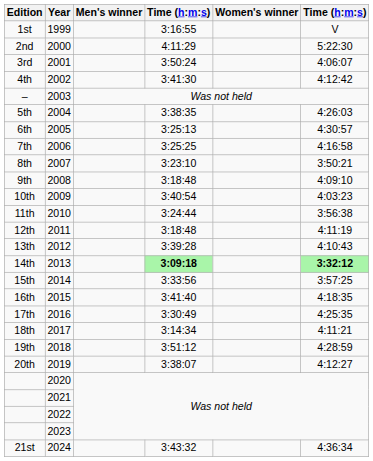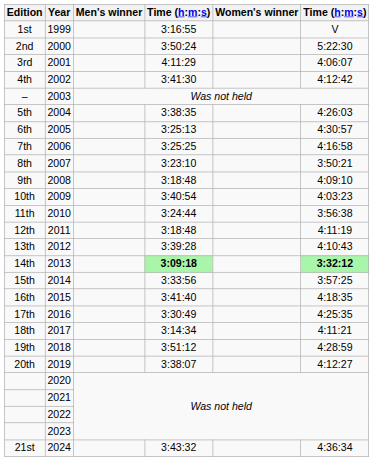(179, 46) 4:11:29 -> (179, 46) 3:50:24
(179, 63) 3:50:24 -> (179, 63) 4:11:29
